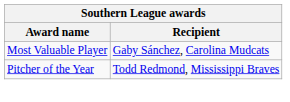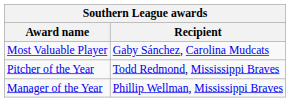+ row: (55, 87)
